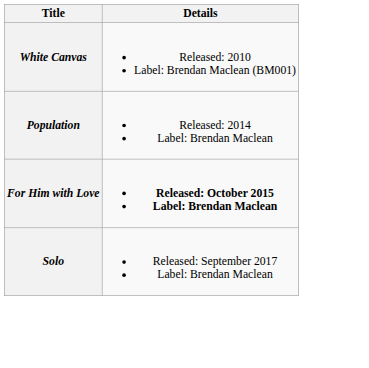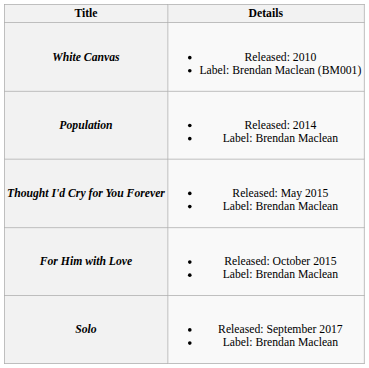+ row: (86, 193)
(200, 200) bold -> (266, 268) normal
